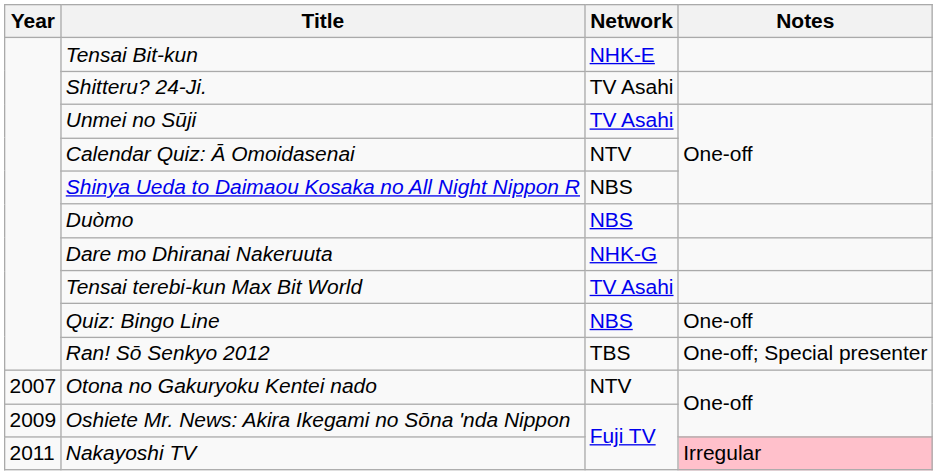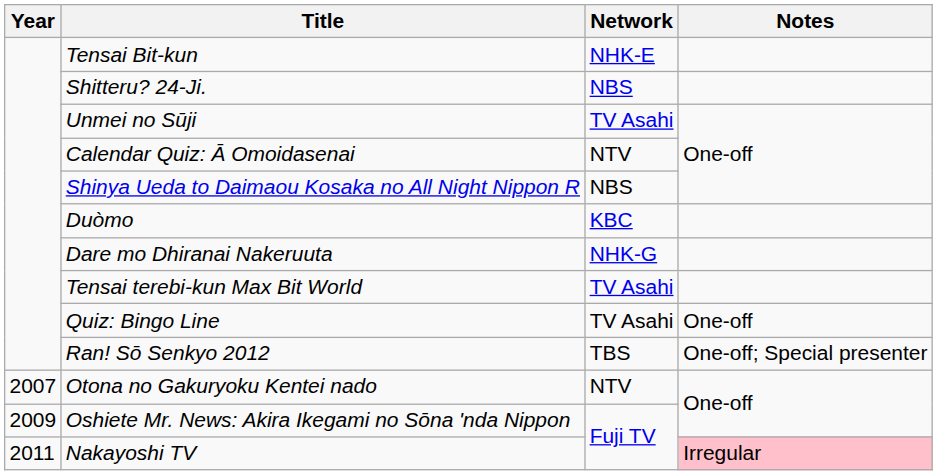(632, 87) TV Asahi -> (611, 87) NBS
(611, 220) NBS -> (611, 220) KBC
(611, 320) NBS -> (632, 320) TV Asahi
